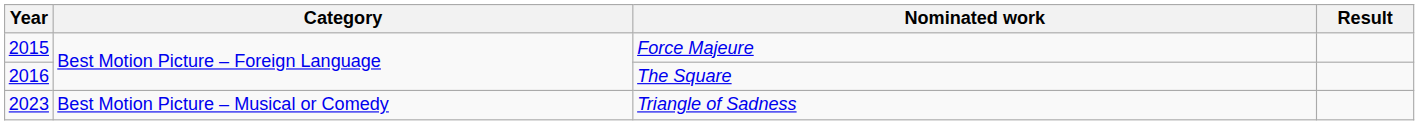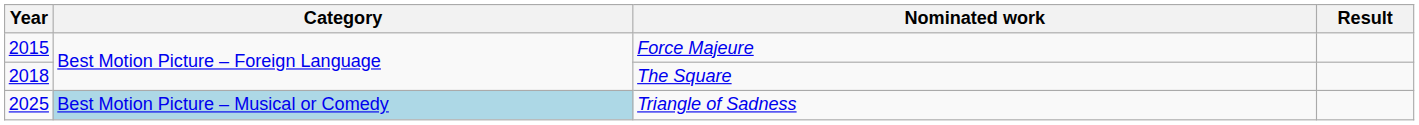(29, 76) 2016 -> (29, 76) 2018
(29, 104) 2023 -> (29, 104) 2025
(223, 104) no background -> (223, 104) lightblue background
